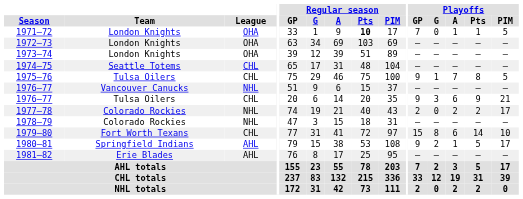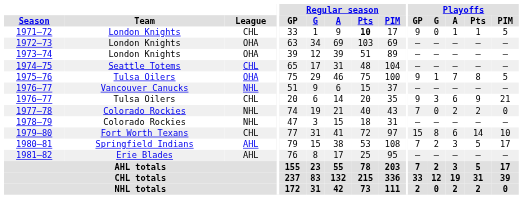(251, 32) OHA -> (251, 32) CHL
(418, 32) 7 -> (418, 32) 9
(251, 77) CHL -> (251, 77) OHA
(418, 111) 2 -> (418, 111) 7
(505, 111) 17 -> (505, 111) 0
(418, 144) 9 -> (418, 144) 7
(455, 144) 1 -> (455, 144) 3
